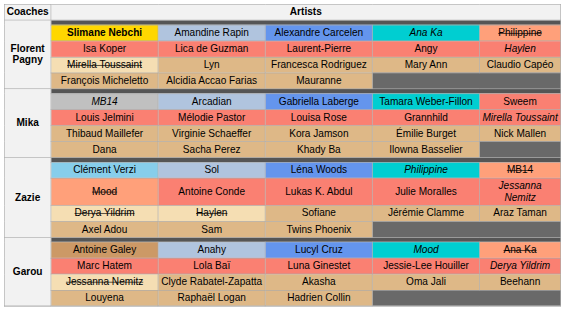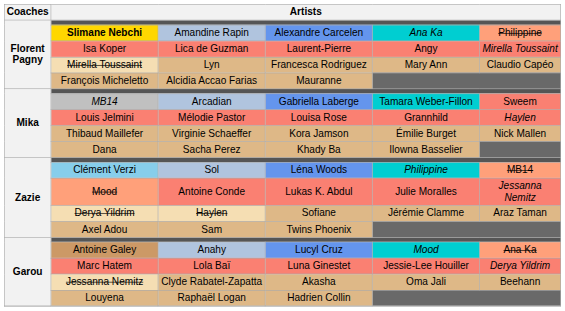(520, 49) Haylen -> (520, 49) Mirella Toussaint
(520, 117) Mirella Toussaint -> (520, 117) Haylen
